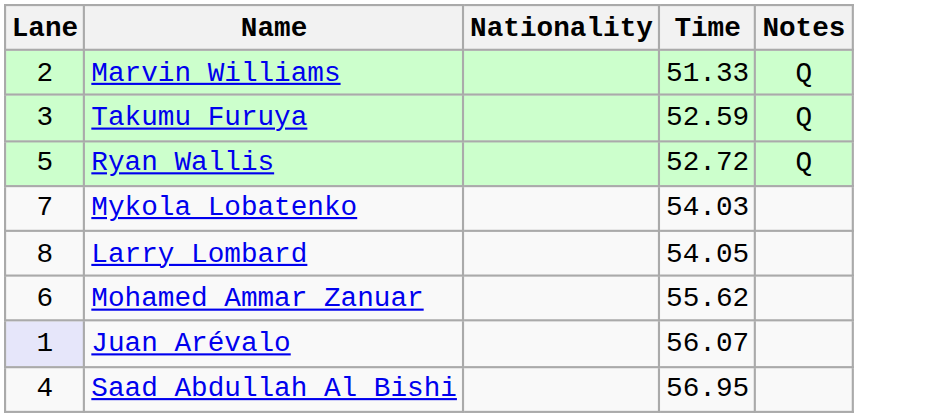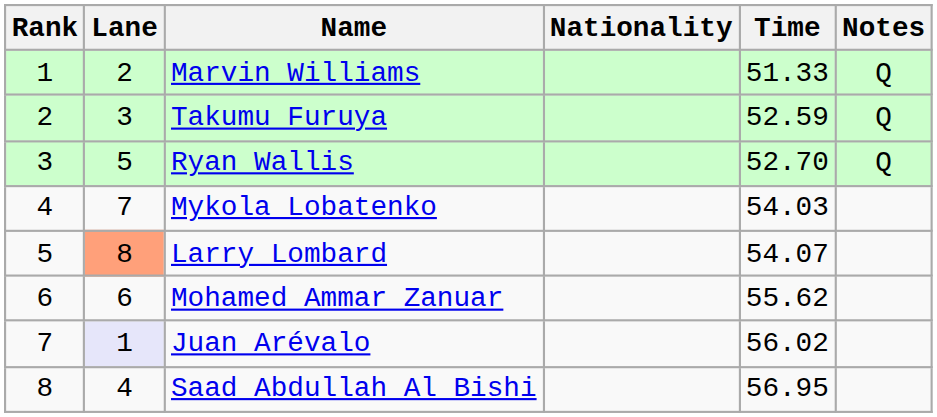+ column: (45, 28)
(708, 163) 52.72 -> (787, 163) 52.70
(45, 253) no background -> (125, 253) lightsalmon background
(708, 253) 54.05 -> (787, 253) 54.07
(708, 344) 56.07 -> (787, 344) 56.02
